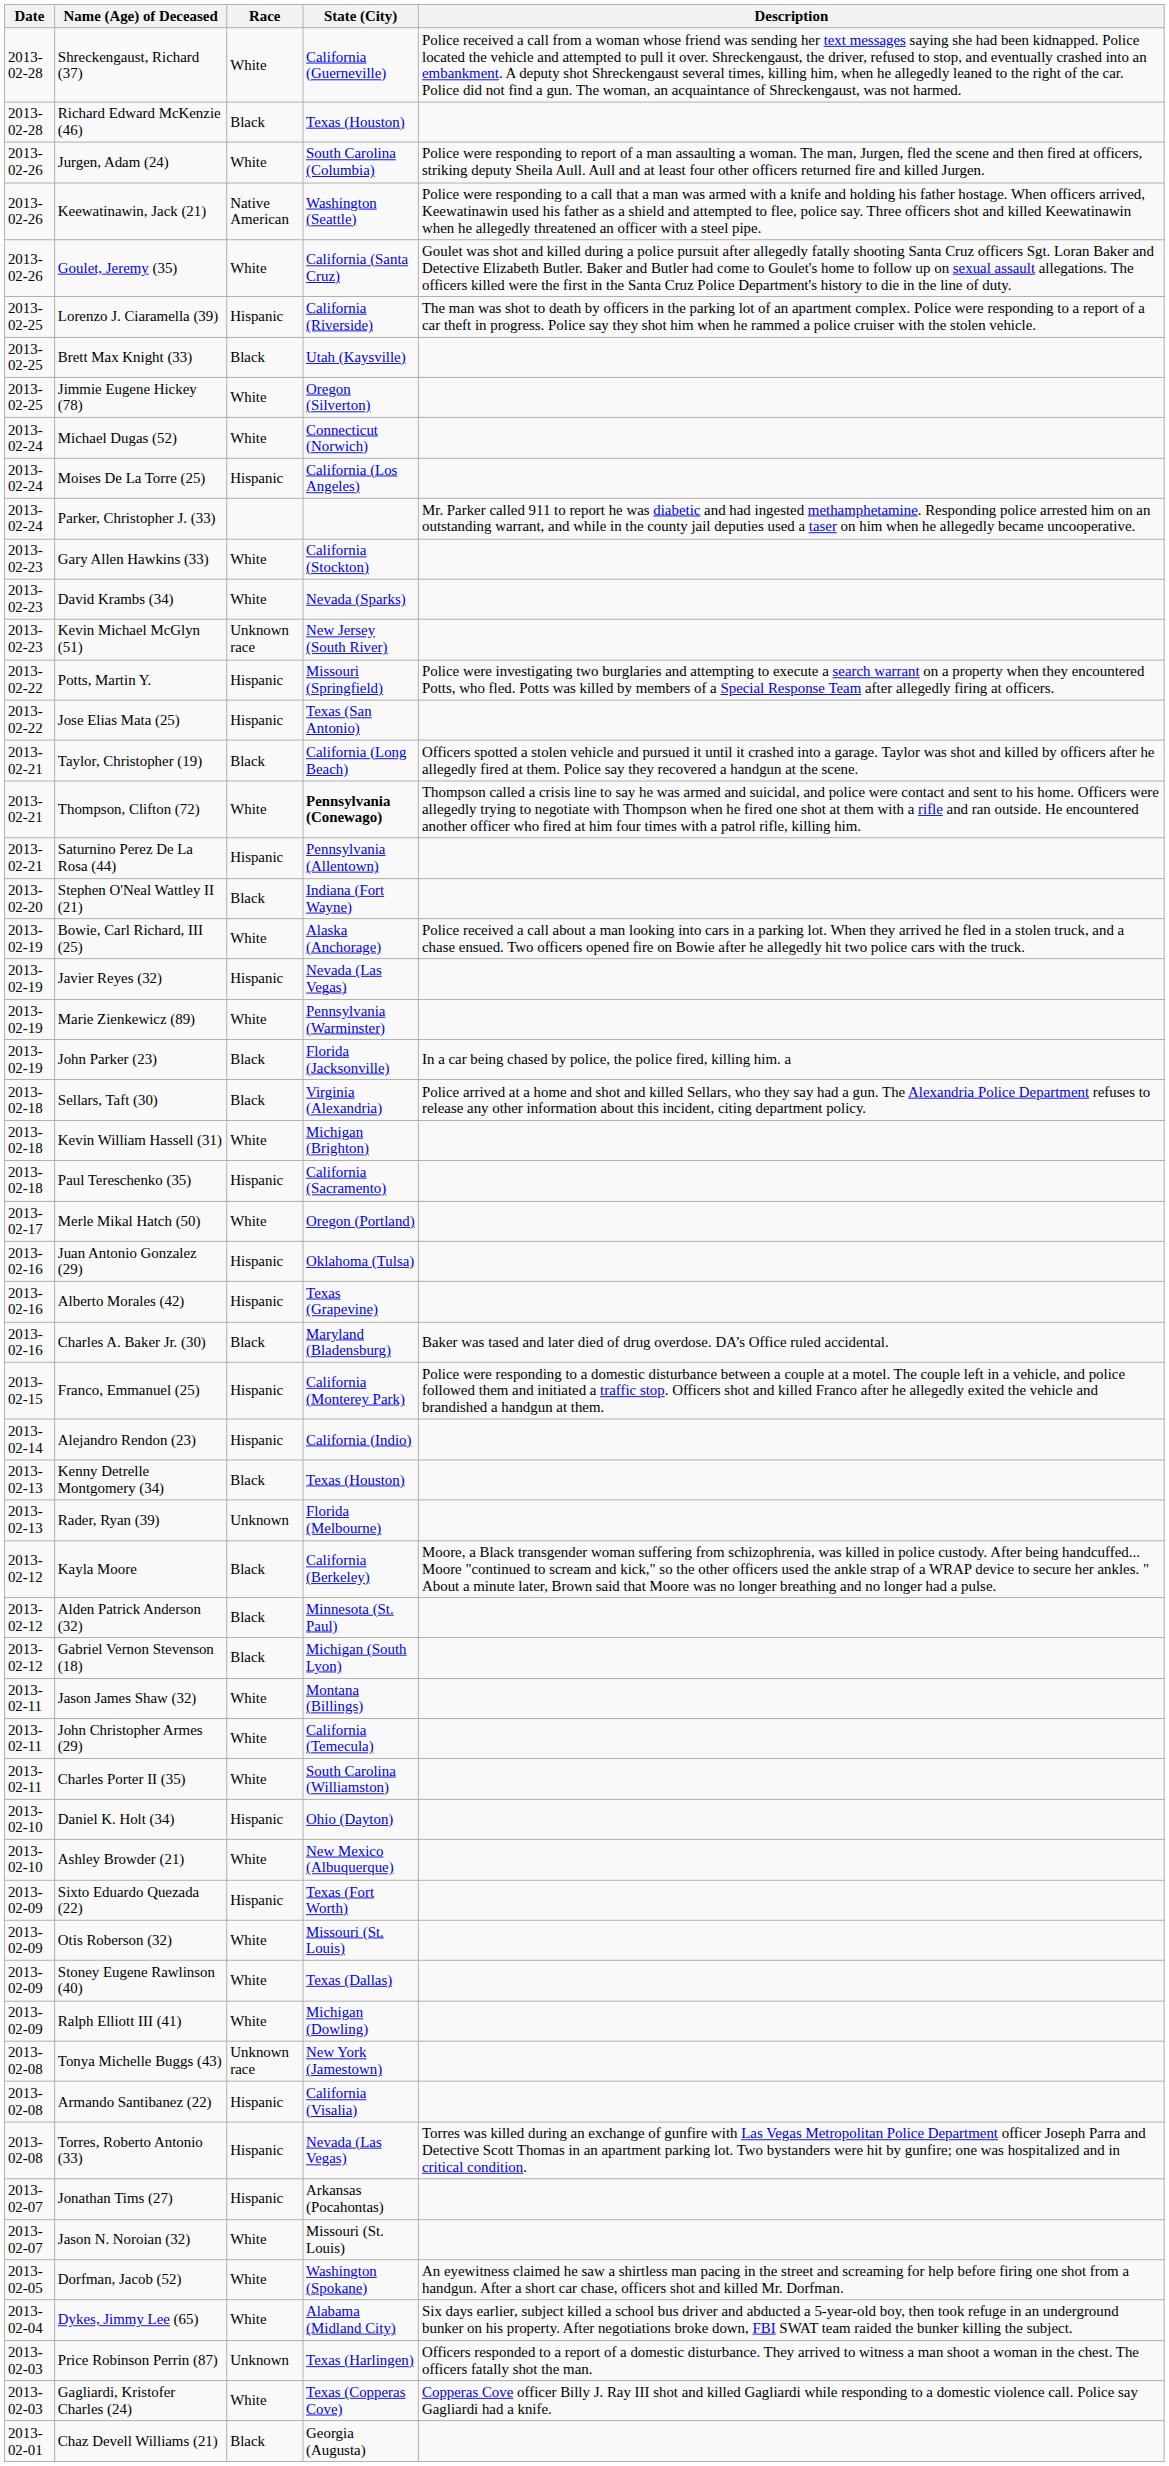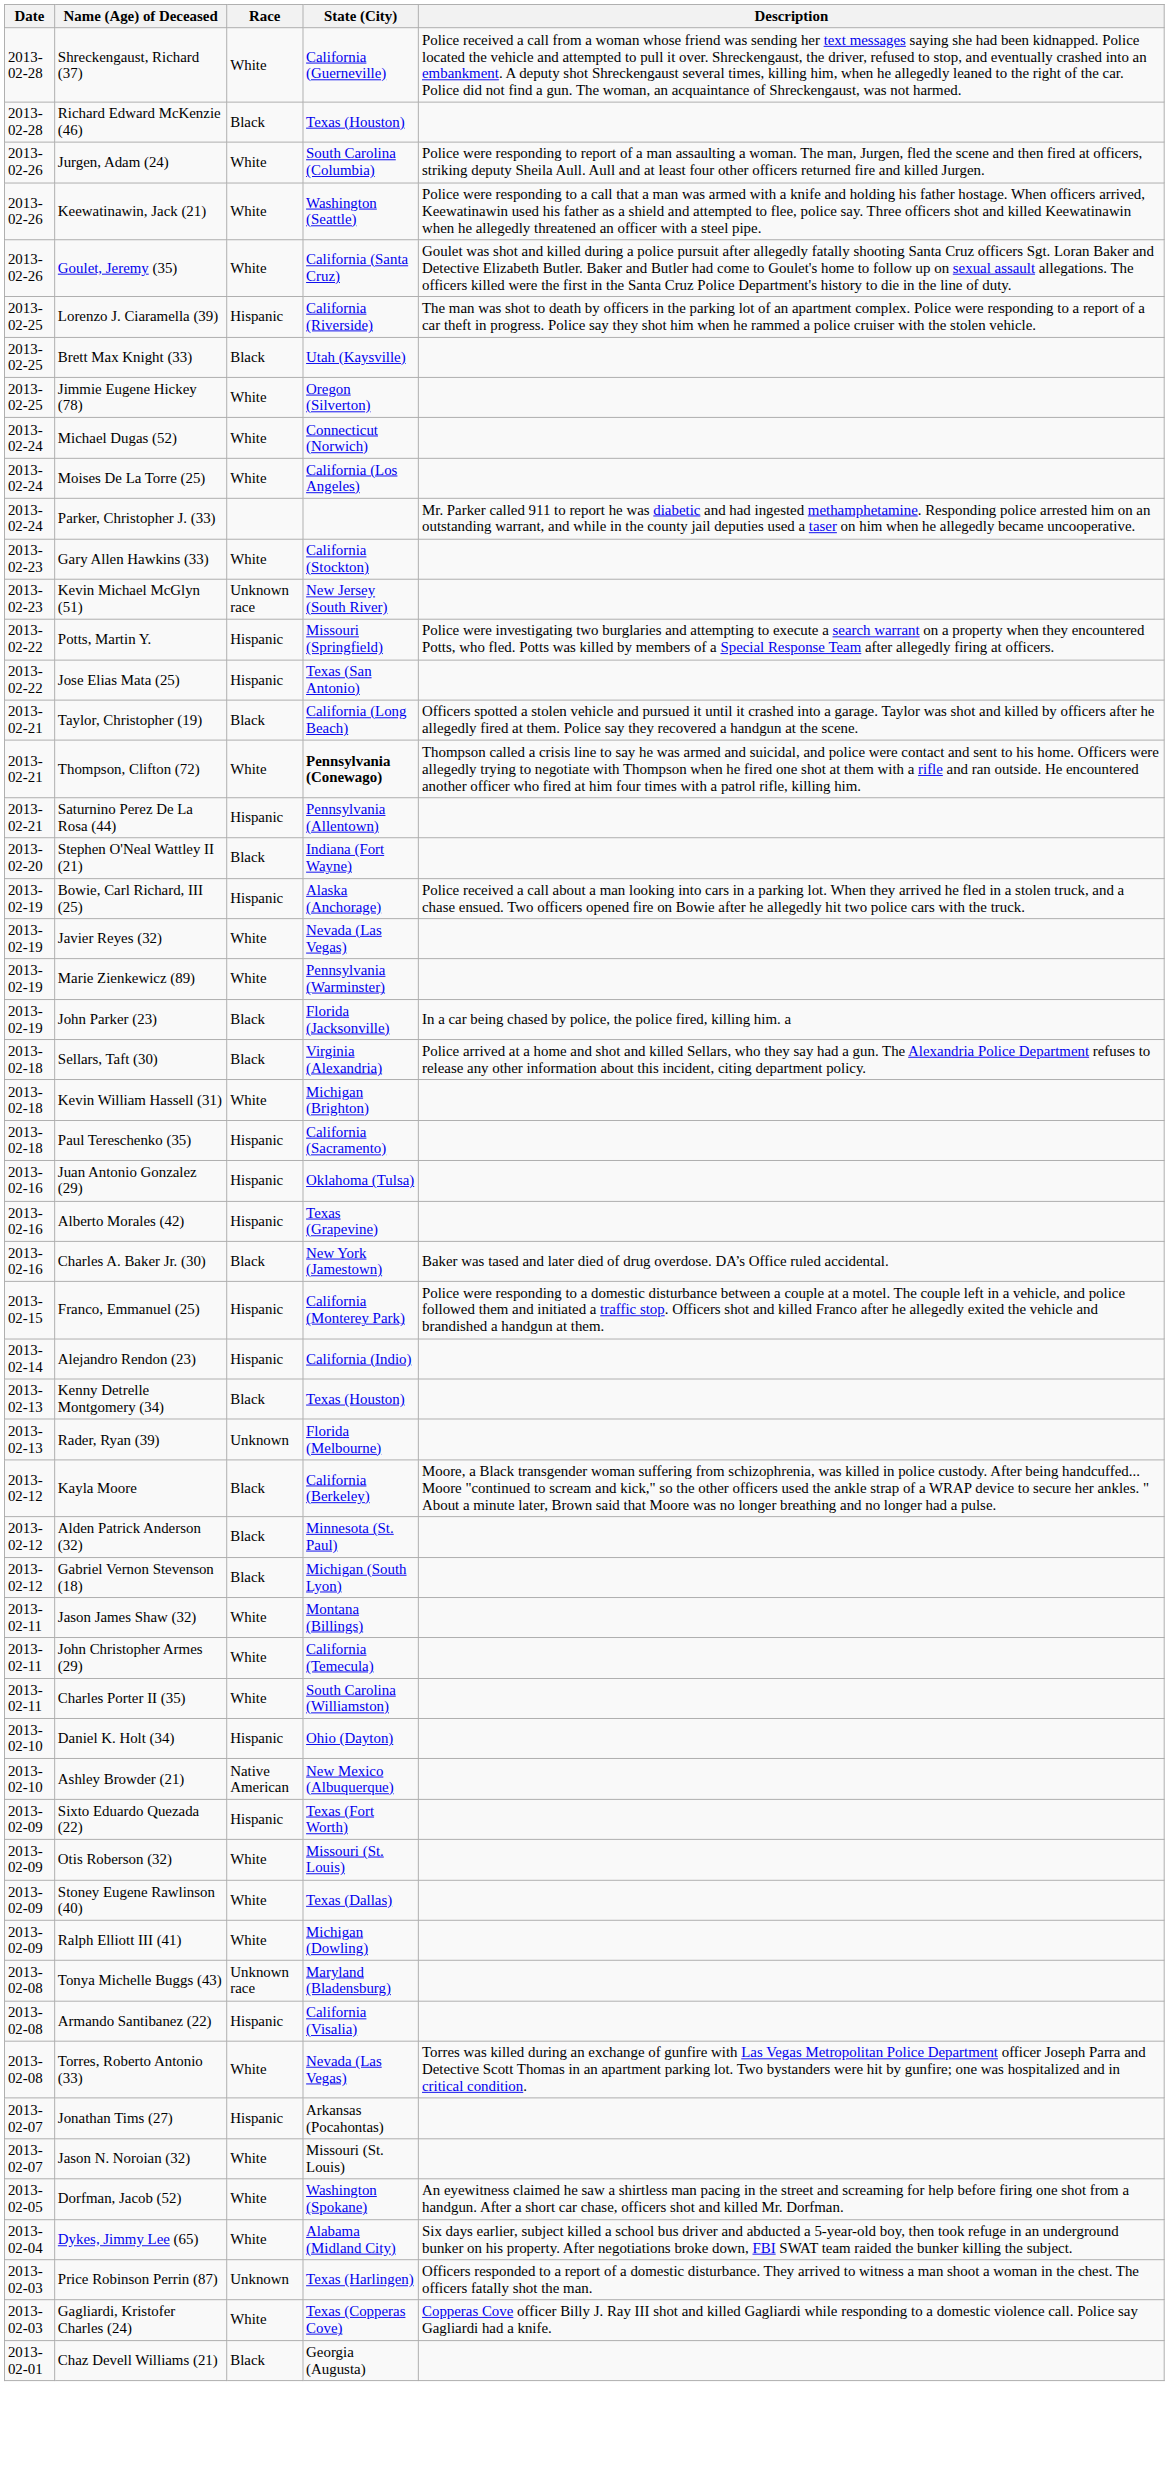(260, 211) Native American -> (248, 211) White
(257, 478) Hispanic -> (248, 478) White
- row: (116, 599)
(248, 938) White -> (257, 898) Hispanic
(257, 979) Hispanic -> (248, 938) White
- row: (129, 1221)
(349, 1342) Maryland (Bladensburg) -> (344, 1261) New York (Jamestown)
(248, 1859) White -> (260, 1778) Native American
(344, 2061) New York (Jamestown) -> (349, 1980) Maryland (Bladensburg)
(257, 2150) Hispanic -> (248, 2069) White
